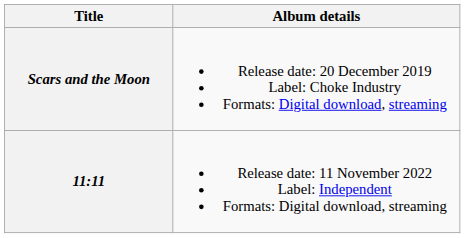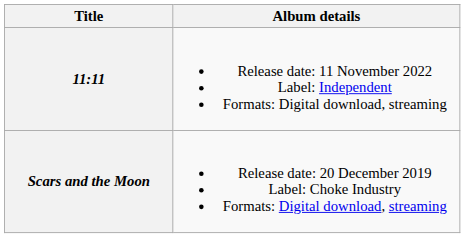rows swapped: (89, 79) <-> (89, 181)
